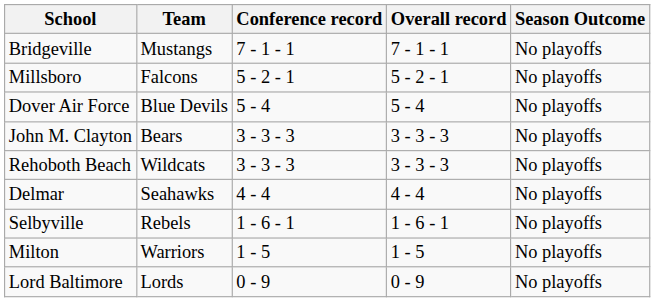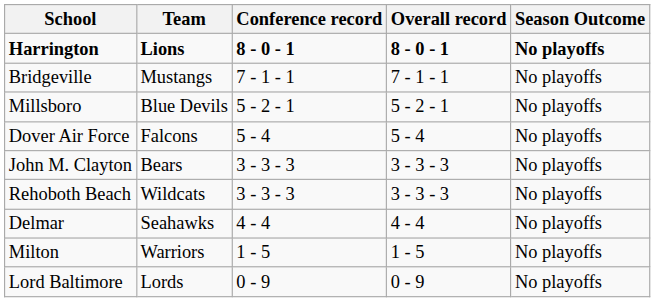+ row: (54, 48)
(169, 77) Falcons -> (184, 106) Blue Devils
(184, 106) Blue Devils -> (169, 135) Falcons
- row: (46, 223)
